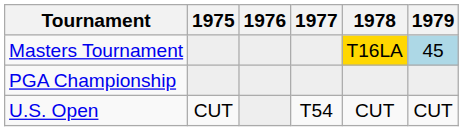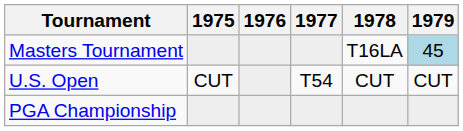(375, 50) gold background -> (375, 50) no background
rows swapped: (54, 111) <-> (93, 81)
